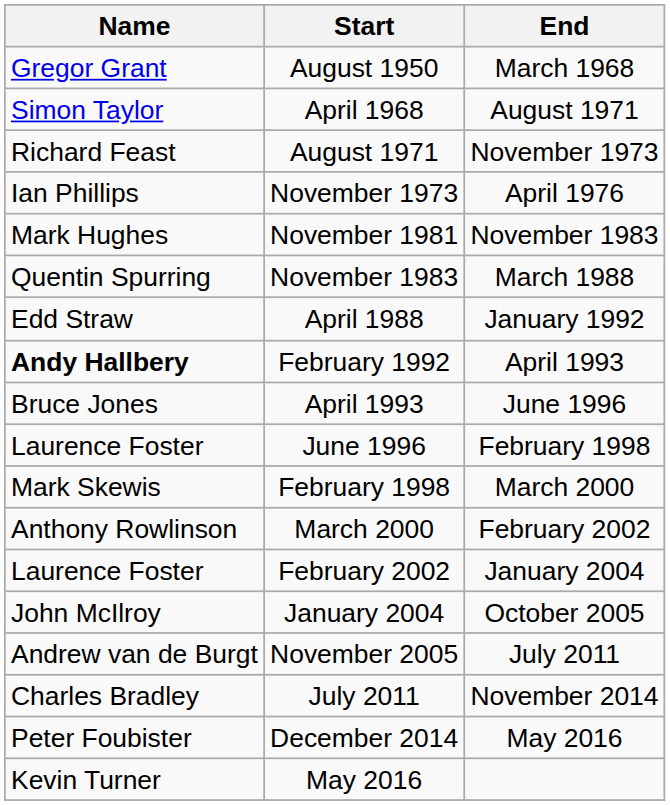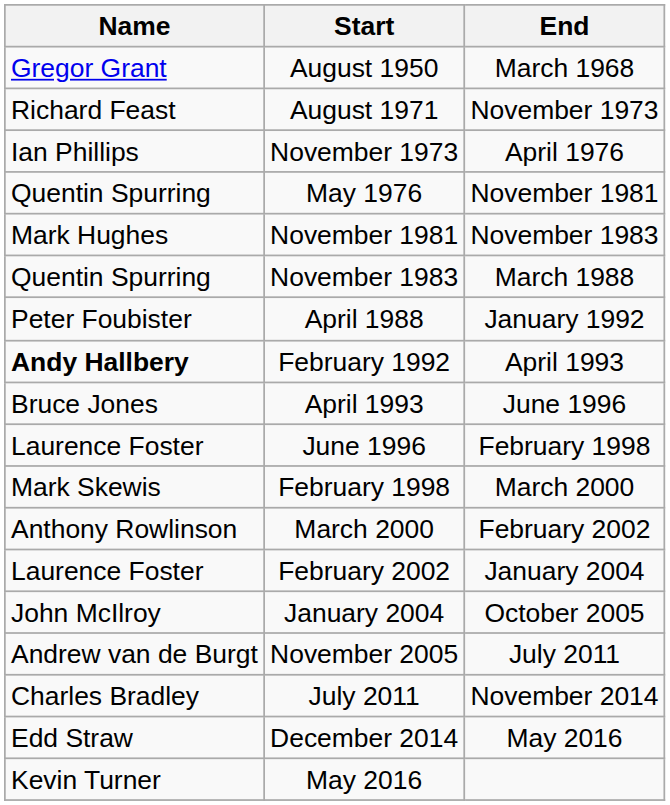- row: (364, 110)
+ row: (364, 193)
(72, 319) Edd Straw -> (101, 319) Peter Foubister
(101, 738) Peter Foubister -> (72, 738) Edd Straw
